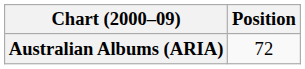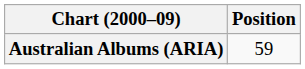(264, 48) 72 -> (264, 48) 59
